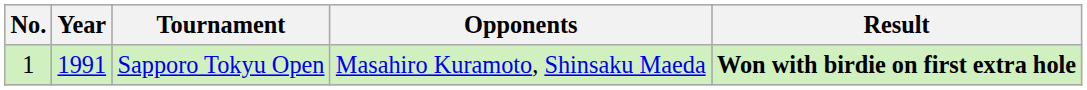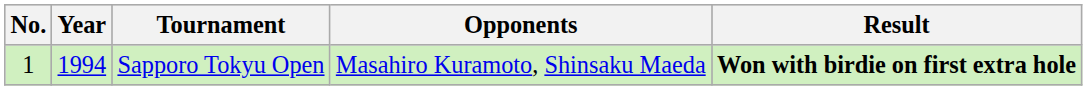(82, 64) 1991 -> (82, 64) 1994
